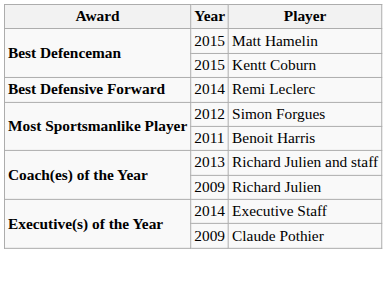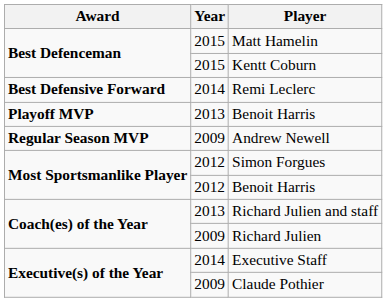+ row: (51, 114)
+ row: (78, 138)
(209, 138) 2011 -> (210, 187) 2012
